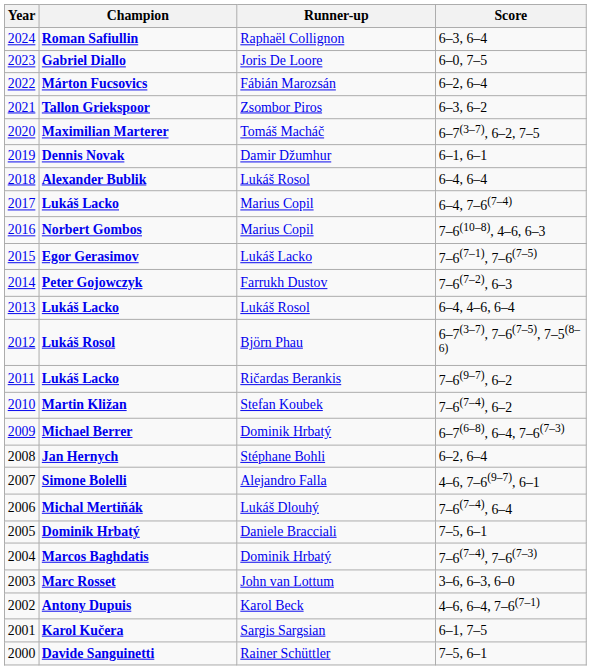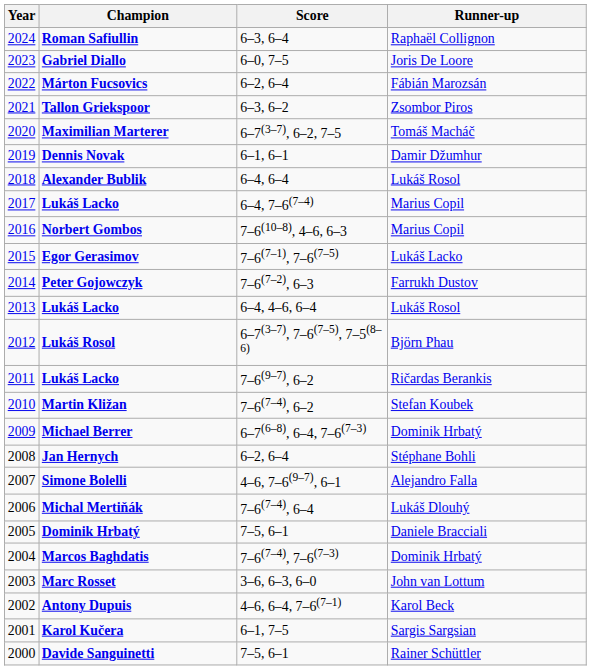columns swapped: (336, 16) <-> (511, 16)
